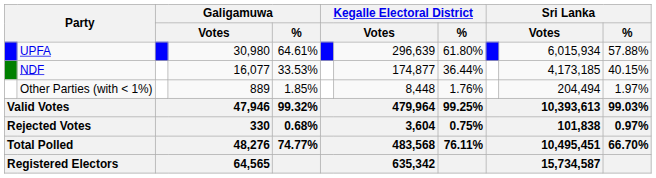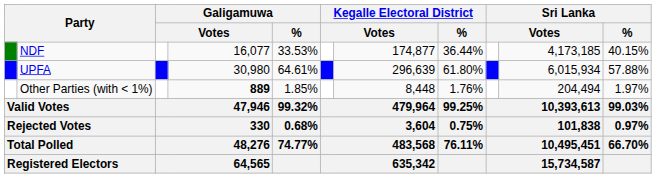rows swapped: (35, 51) <-> (32, 70)
(260, 88) normal -> (260, 88) bold
